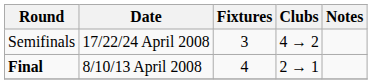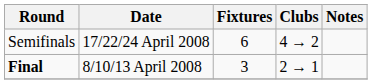(245, 41) 3 -> (245, 41) 6
(245, 66) 4 -> (245, 66) 3
